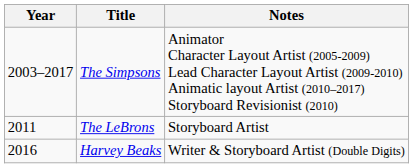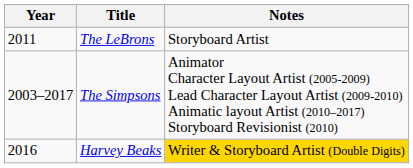rows swapped: (120, 71) <-> (117, 127)
(286, 150) no background -> (286, 150) gold background
